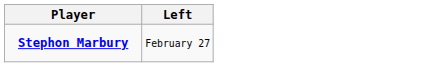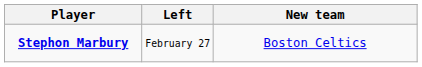+ column: (315, 14)
